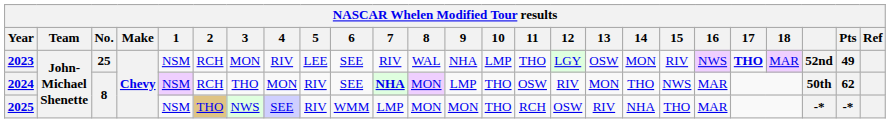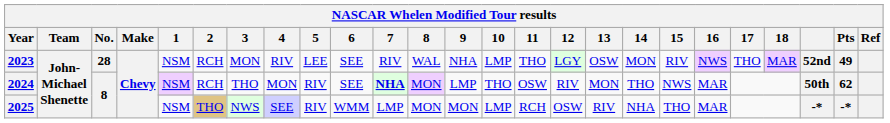(104, 61) 25 -> (104, 61) 28
(748, 61) bold -> (747, 61) normal
(498, 106) THO -> (498, 106) LMP
